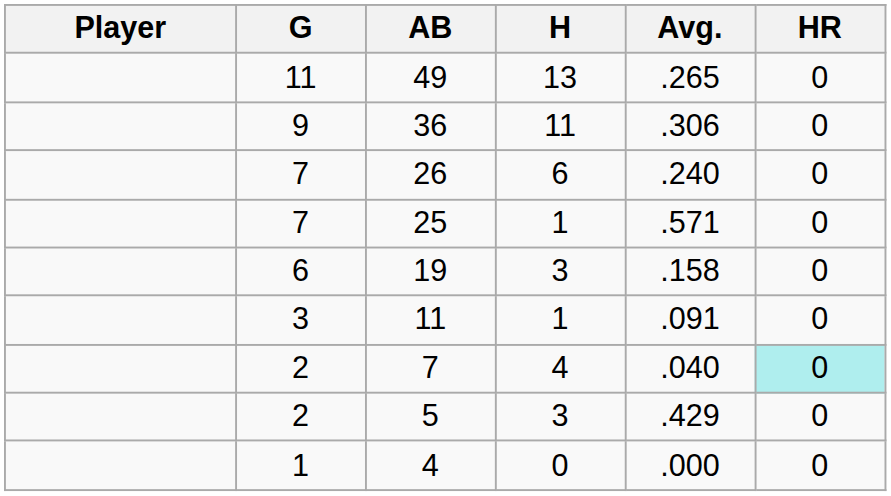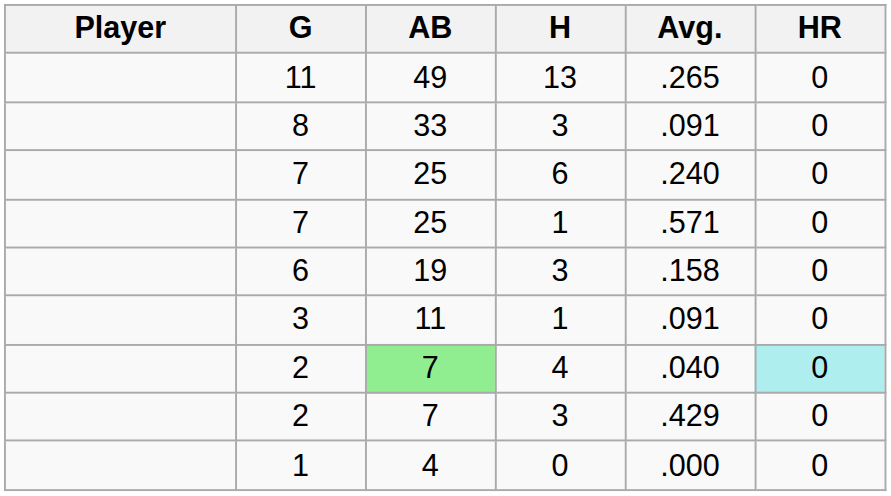- row: (301, 125)
+ row: (301, 125)
(430, 174) 26 -> (430, 174) 25
(430, 367) no background -> (430, 367) lightgreen background
(430, 416) 5 -> (430, 416) 7
